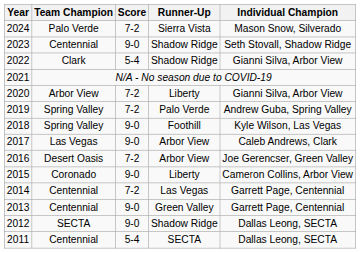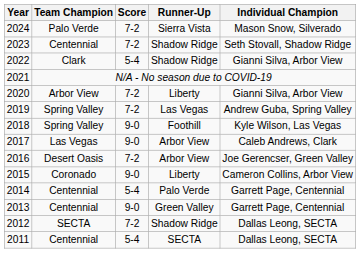(132, 45) 9-0 -> (132, 45) 7-2
(184, 110) Palo Verde -> (184, 110) Las Vegas
(132, 191) 7-2 -> (132, 191) 5-4
(184, 191) Las Vegas -> (184, 191) Palo Verde
(132, 223) 9-0 -> (132, 223) 7-2
